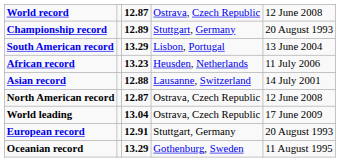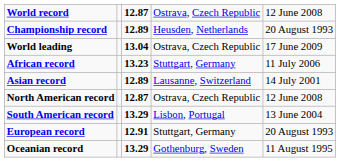(194, 30) Stuttgart, Germany -> (201, 30) Heusden, Netherlands
rows swapped: (39, 115) <-> (60, 47)
(201, 64) Heusden, Netherlands -> (194, 64) Stuttgart, Germany
(136, 81) 12.88 -> (136, 81) 12.89
